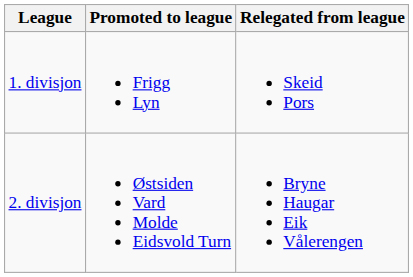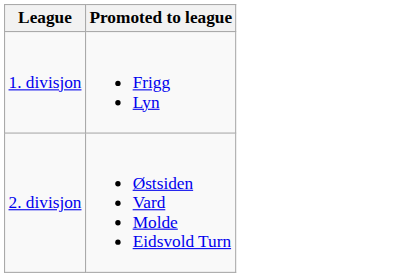- column: (322, 18)
